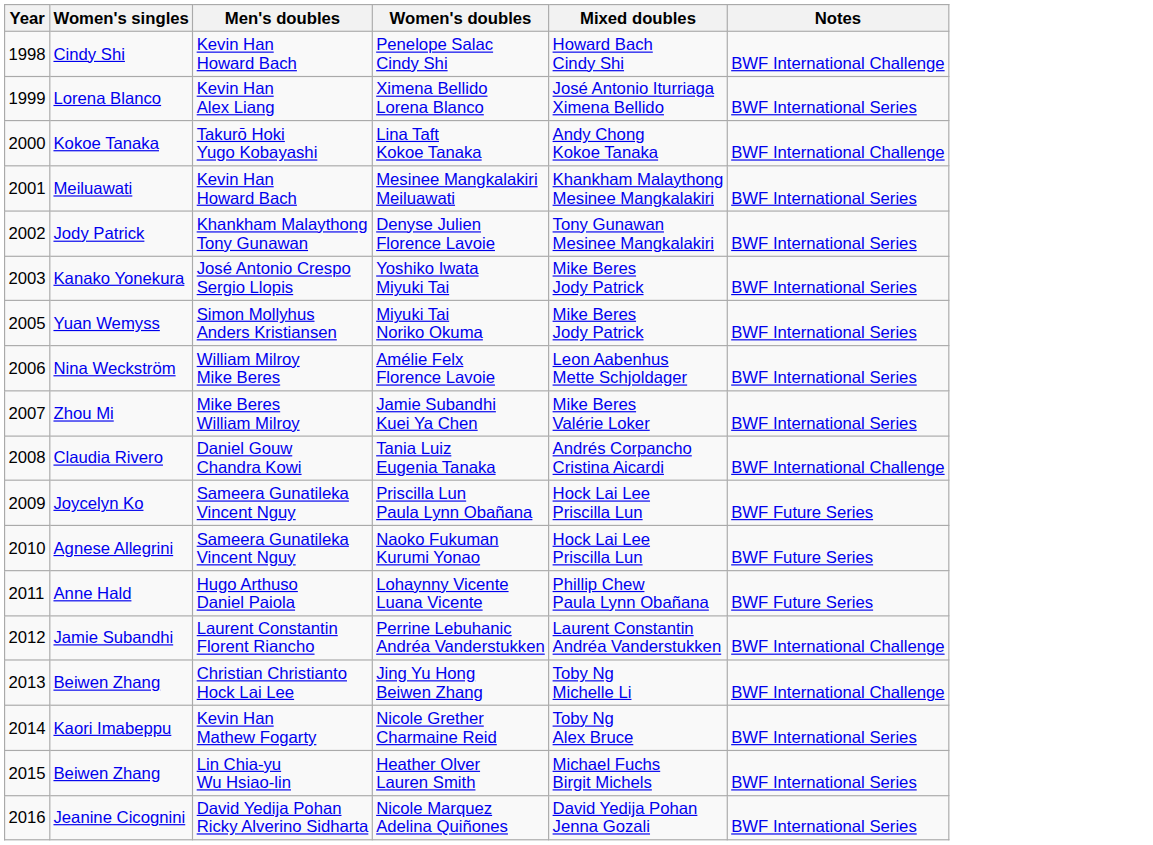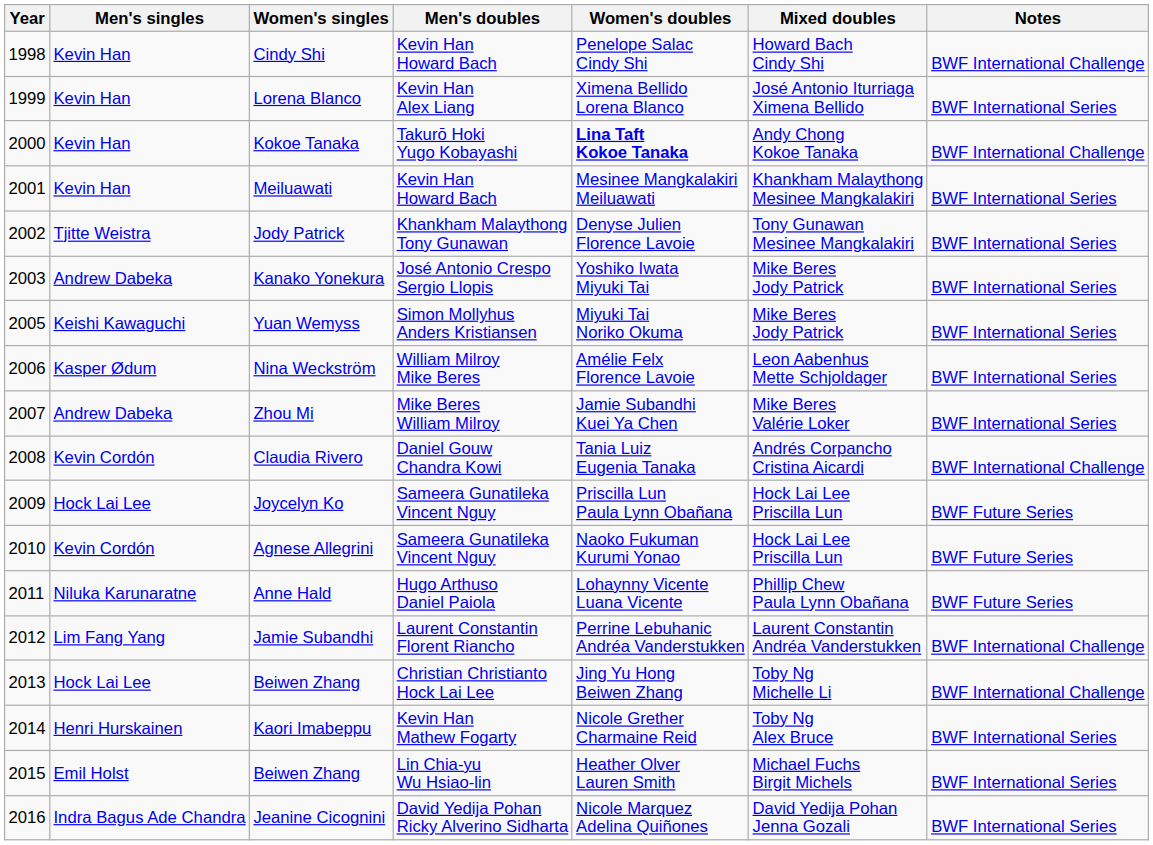+ column: (150, 18)
(429, 144) normal -> (632, 144) bold
